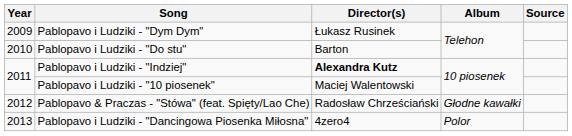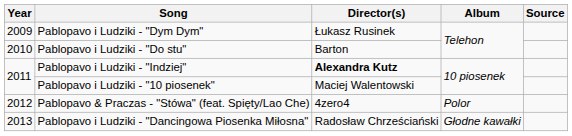(377, 103) Radosław Chrześciański -> (332, 103) 4zero4
(482, 103) Głodne kawałki -> (457, 103) Polor
(332, 121) 4zero4 -> (377, 121) Radosław Chrześciański
(457, 121) Polor -> (482, 121) Głodne kawałki
